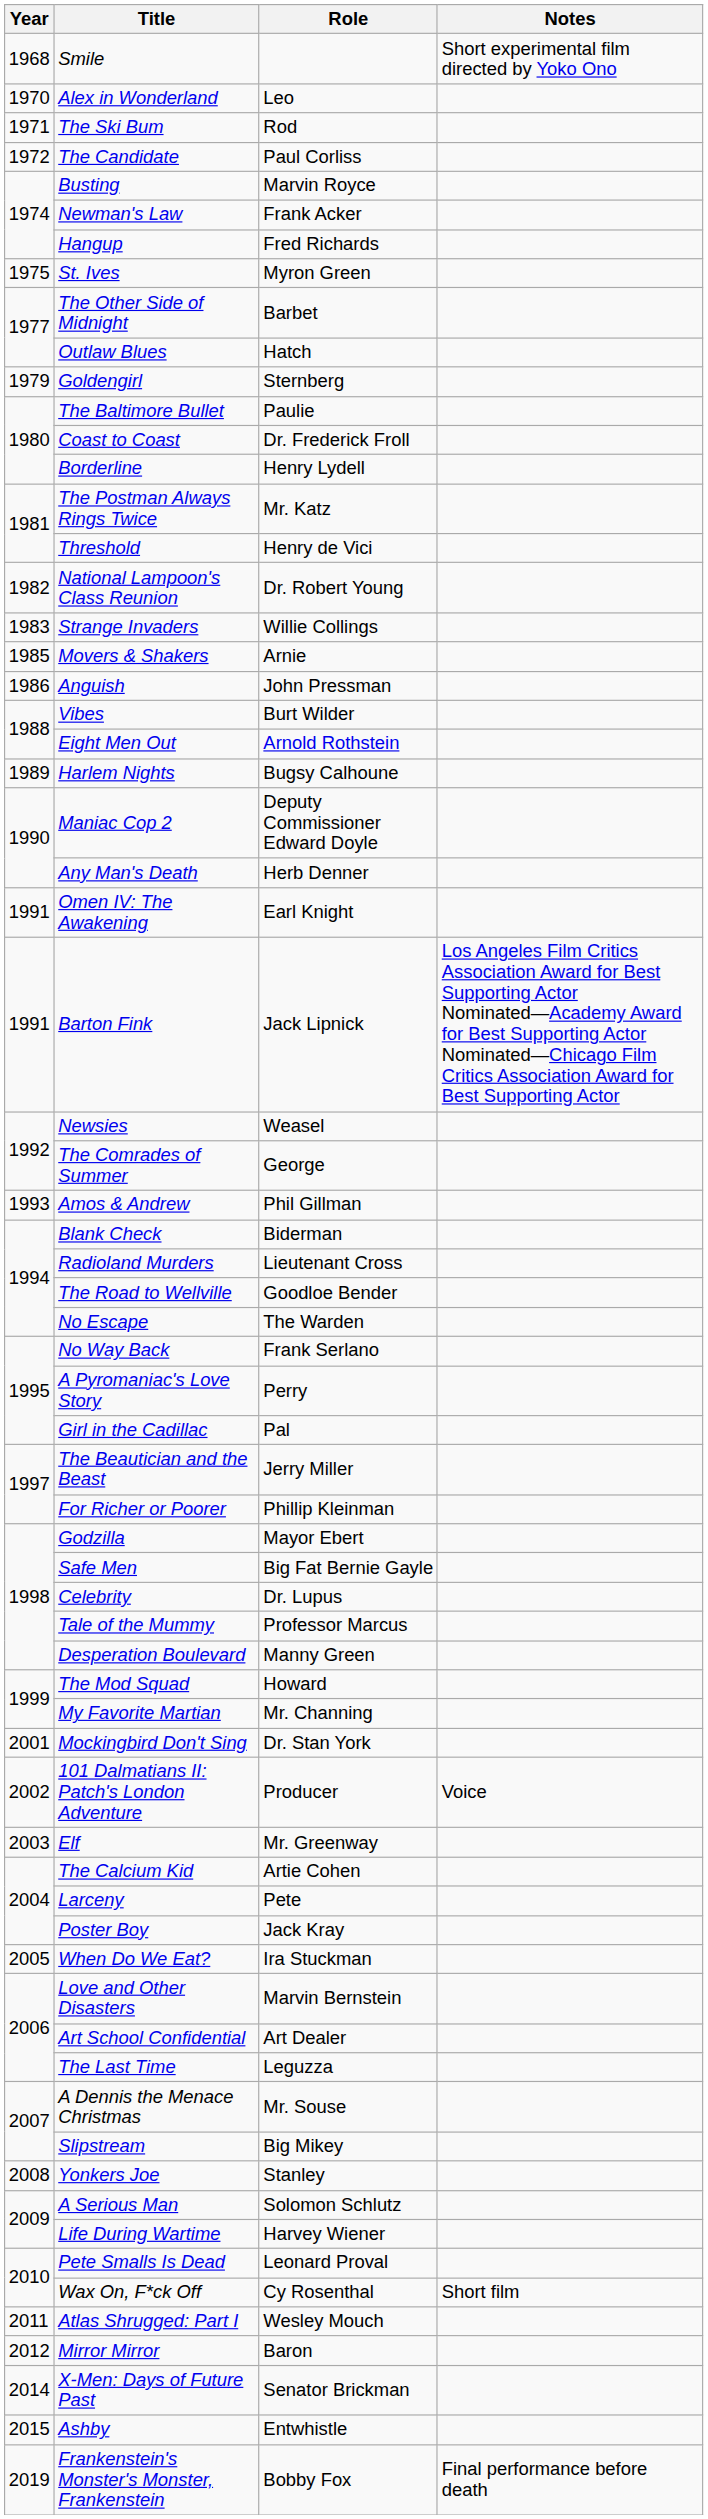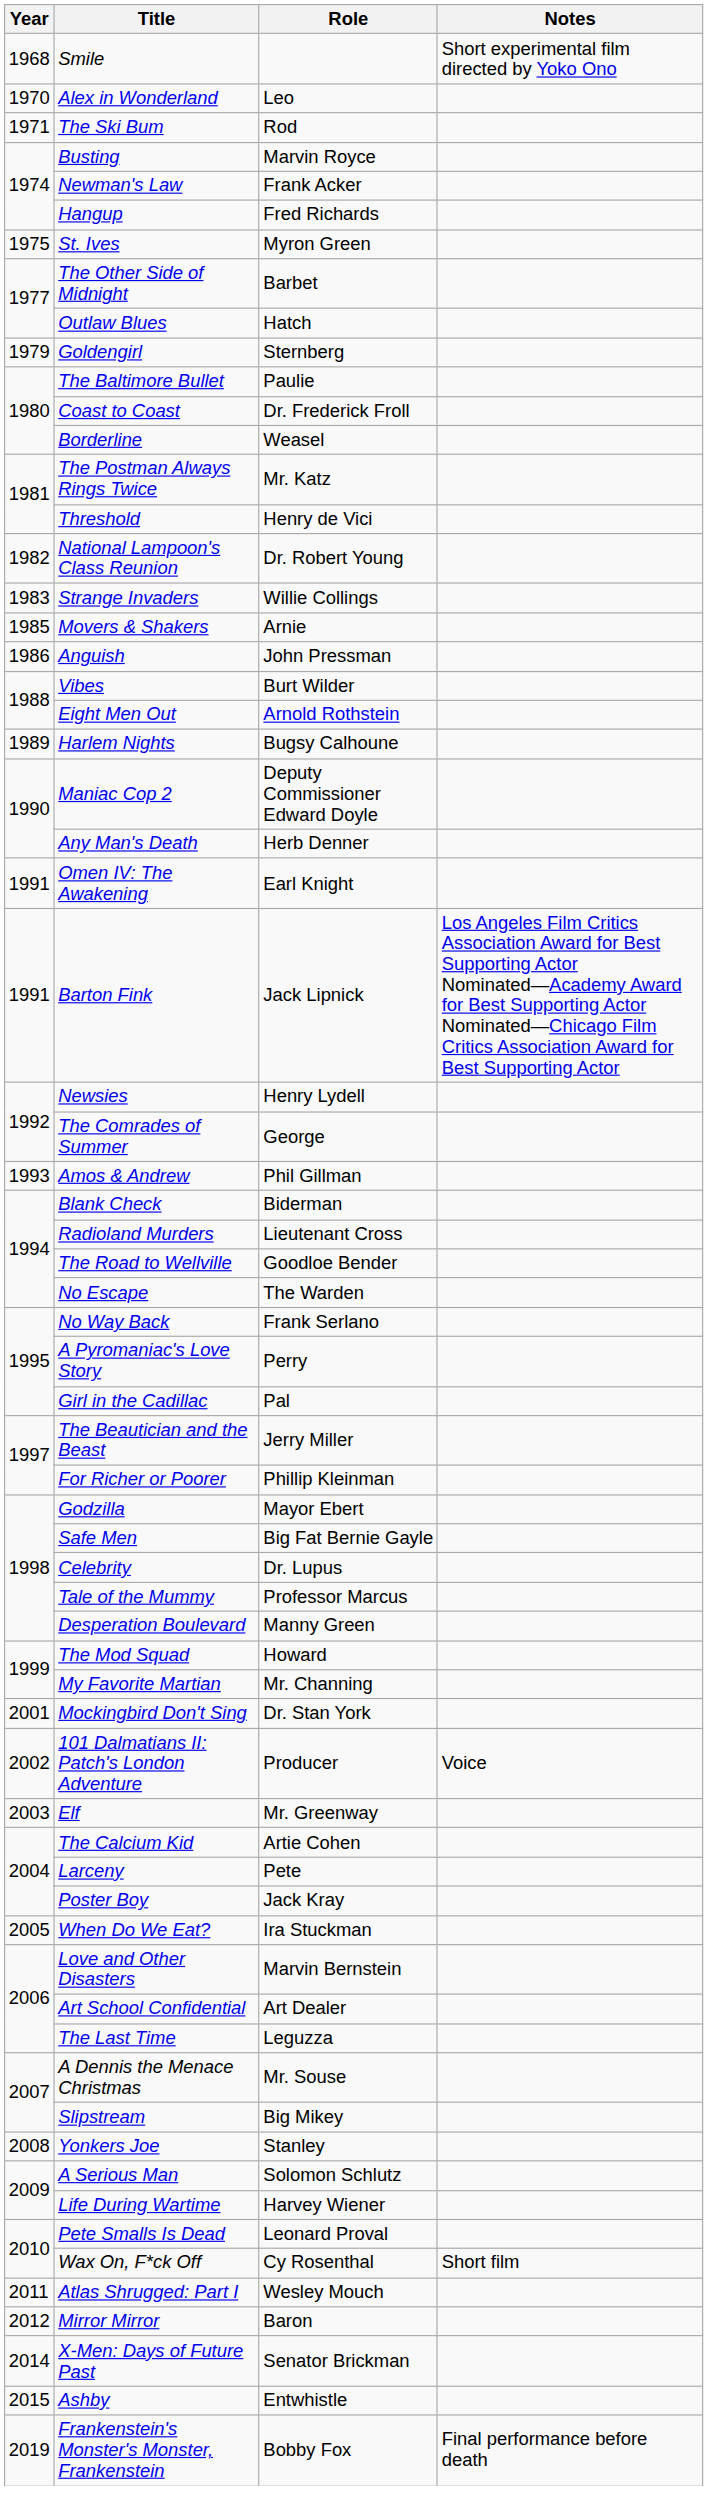- row: (119, 156)
(314, 469) Henry Lydell -> (294, 439) Weasel
(294, 1125) Weasel -> (314, 1096) Henry Lydell
